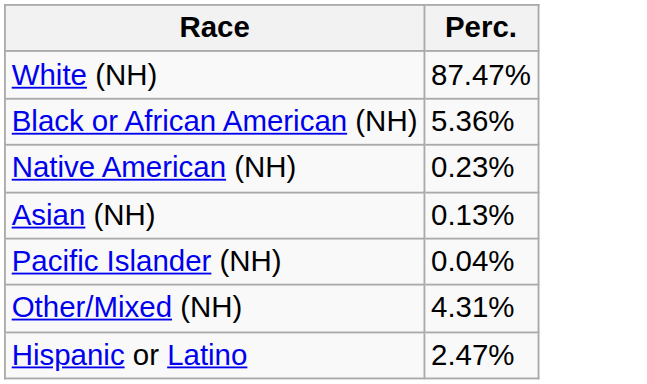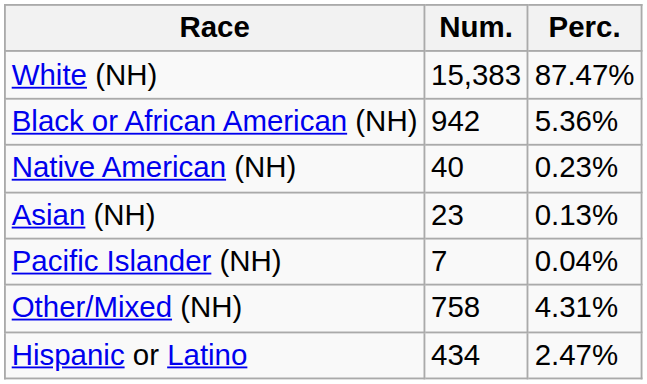+ column: (476, 27)
